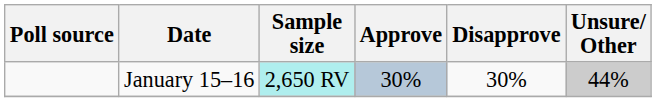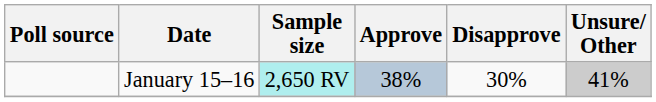(401, 79) 30% -> (401, 79) 38%
(608, 79) 44% -> (608, 79) 41%
